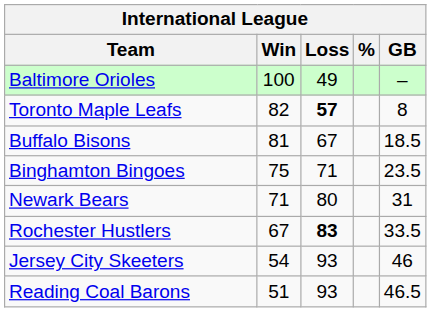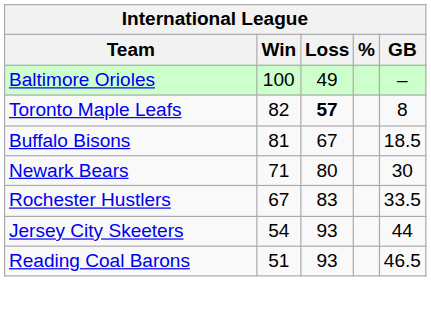- row: (97, 170)
(402, 200) 31 -> (402, 170) 30
(327, 230) bold -> (327, 200) normal
(402, 261) 46 -> (402, 230) 44
